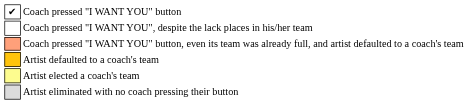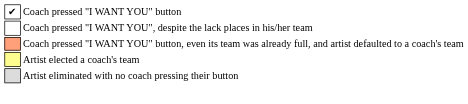- row: (91, 59)
